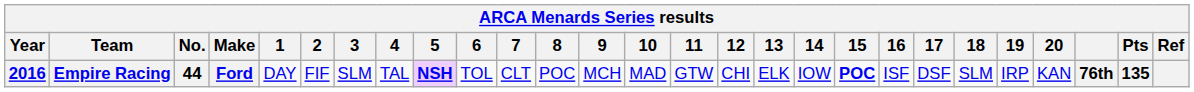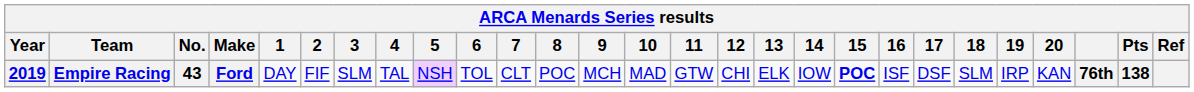(27, 73) 2016 -> (27, 73) 2019
(192, 73) 44 -> (192, 73) 43
(435, 73) bold -> (435, 73) normal
(1136, 73) 135 -> (1136, 73) 138
